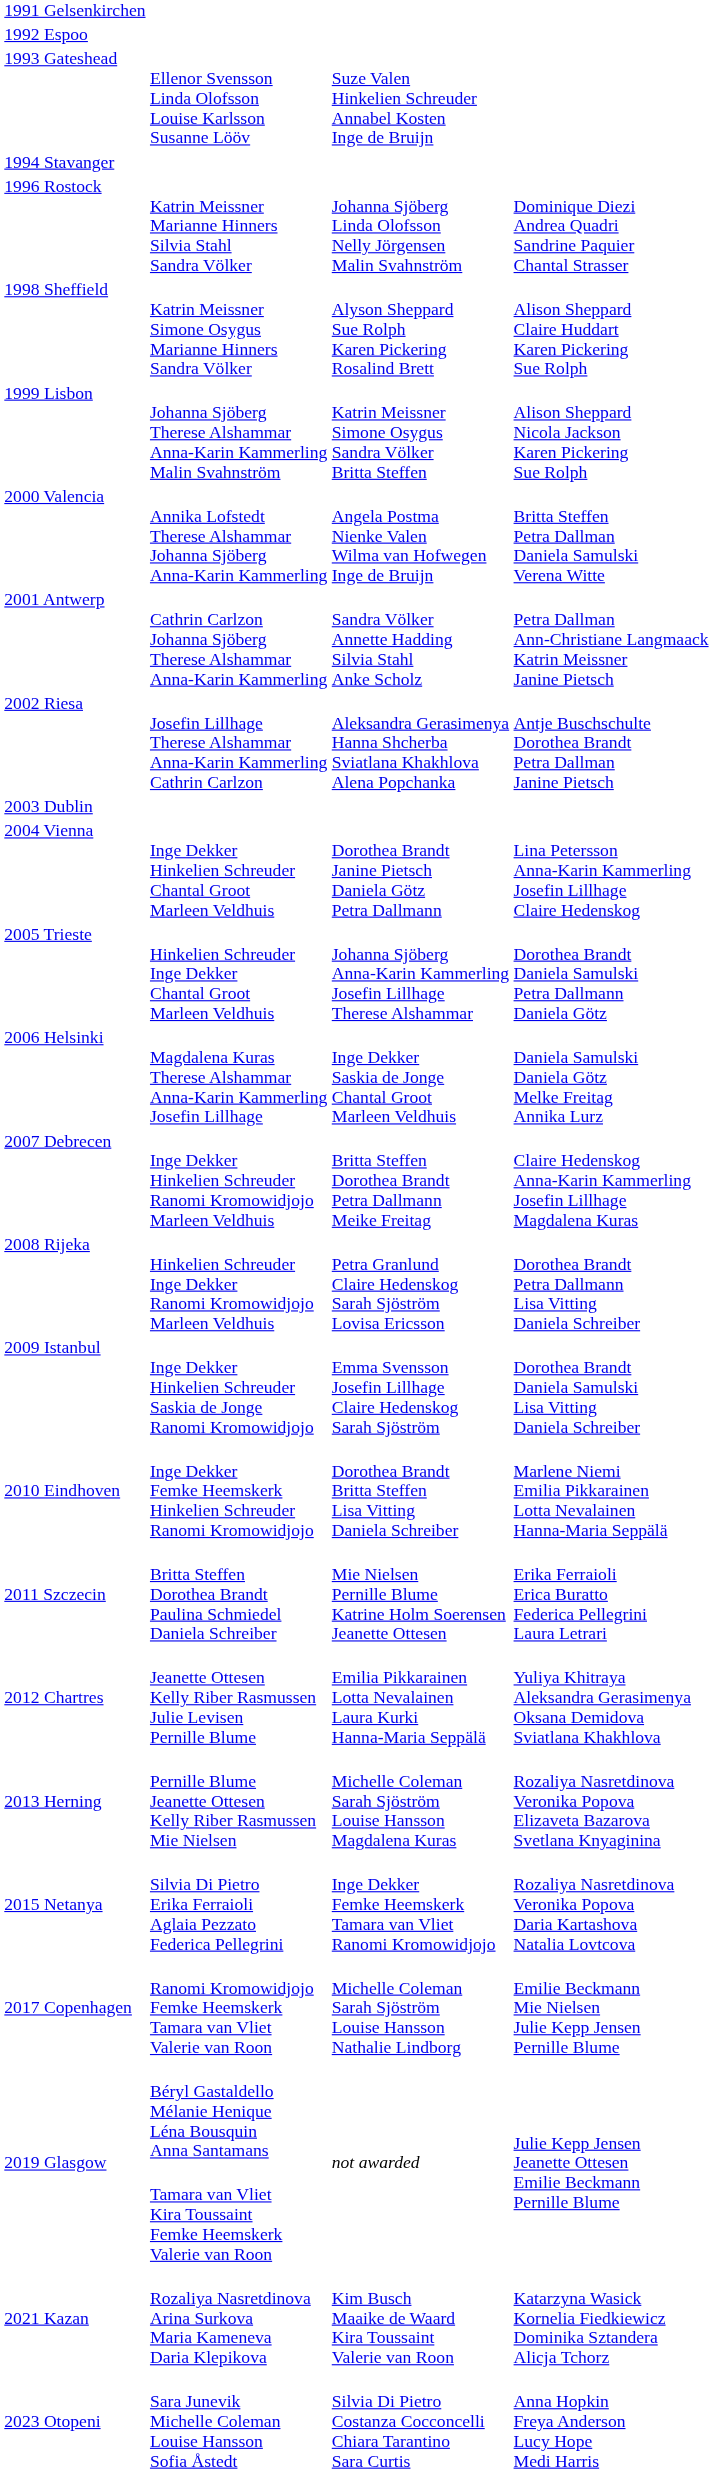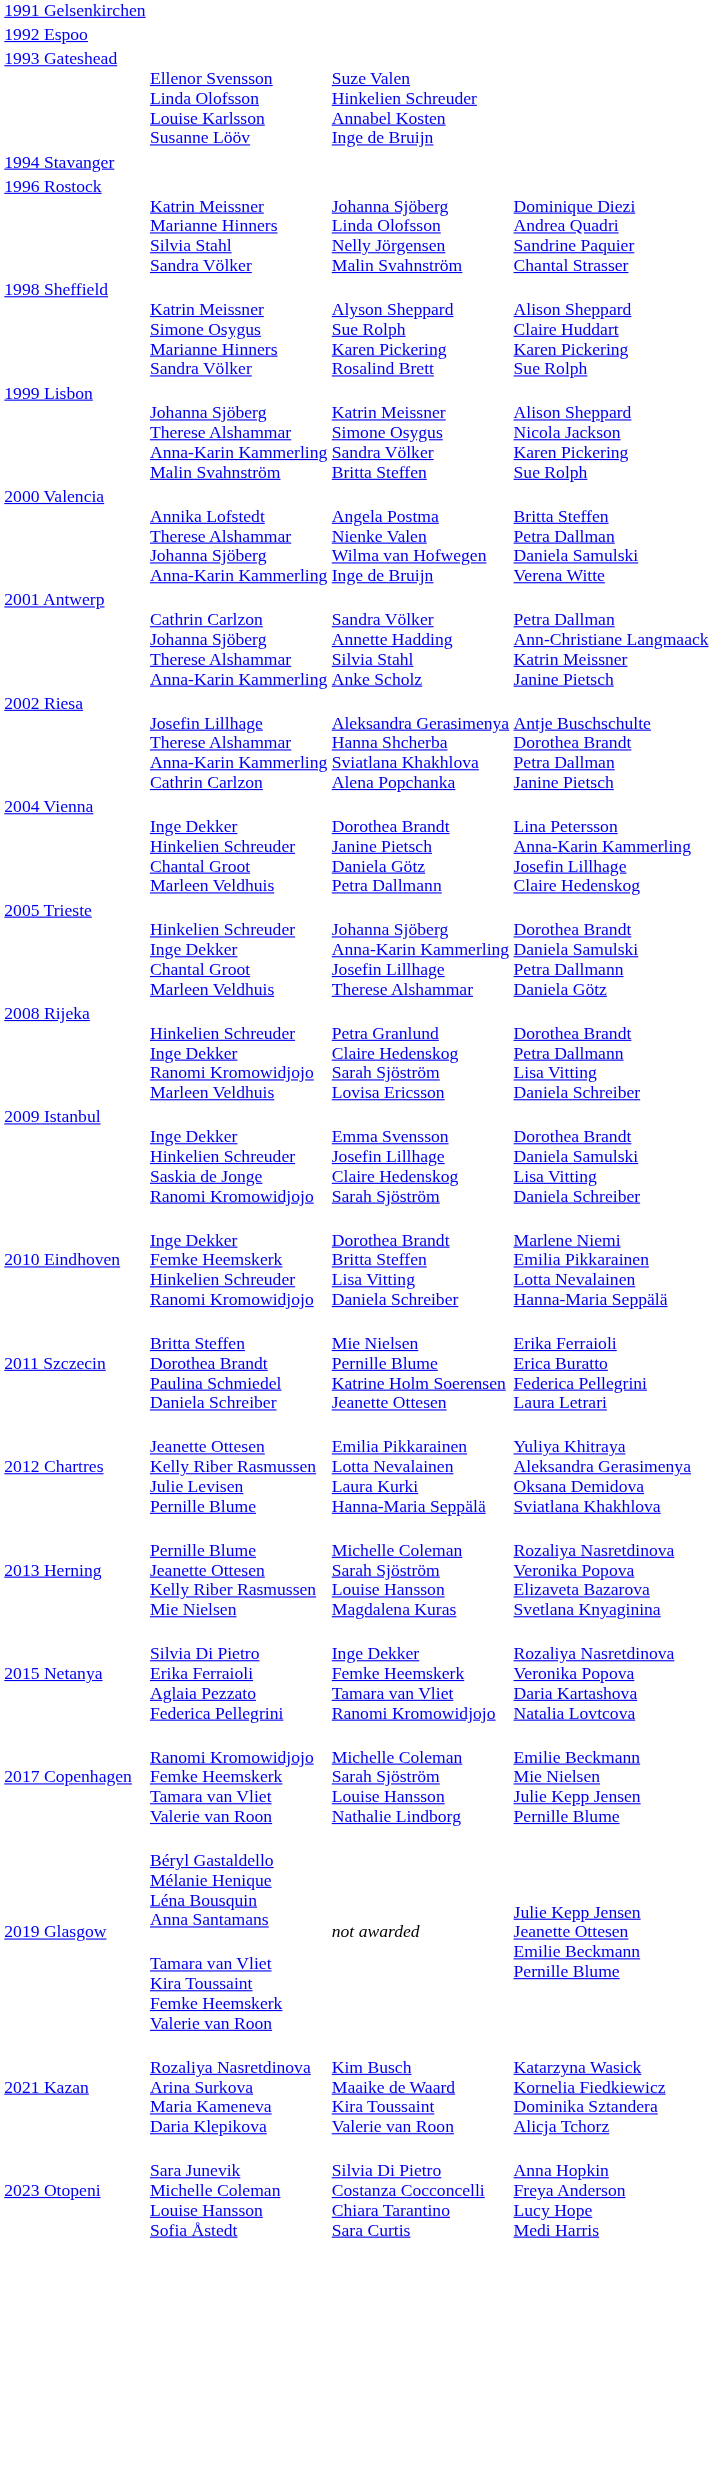- row: (49, 806)
- row: (54, 1037)
- row: (58, 1140)
